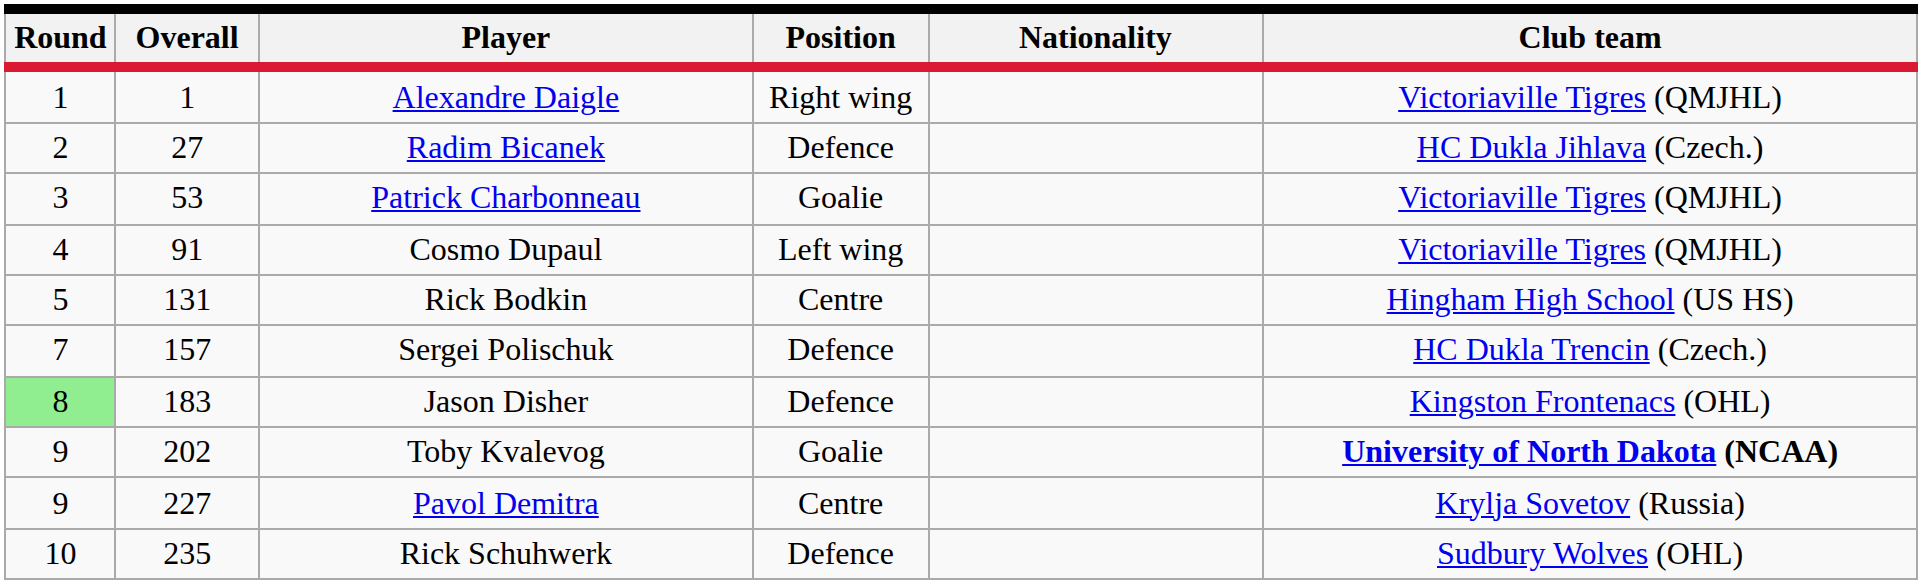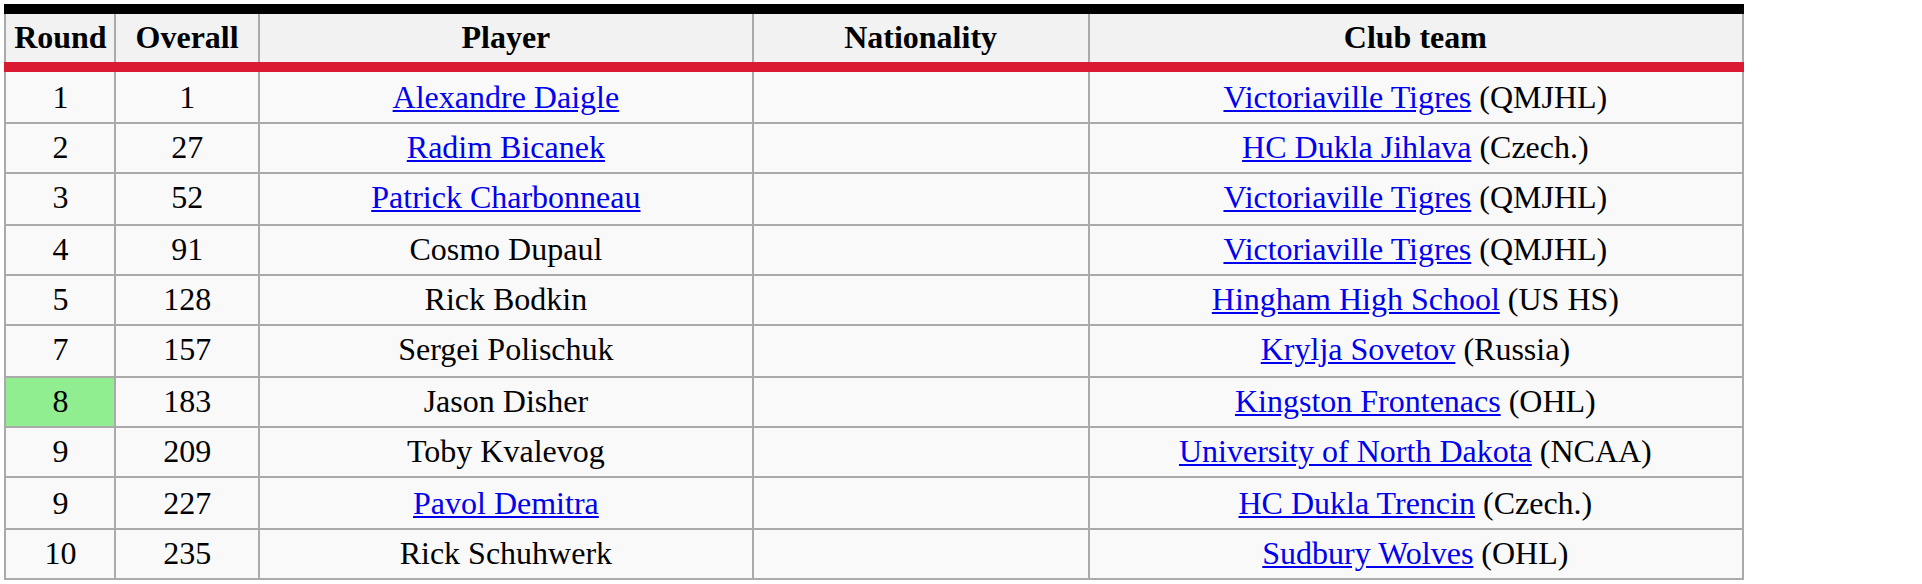- column: (841, 37)
(187, 198) 53 -> (187, 198) 52
(187, 299) 131 -> (187, 299) 128
(1590, 350) HC Dukla Trencin (Czech.) -> (1415, 350) Krylja Sovetov (Russia)
(187, 451) 202 -> (187, 451) 209
(1590, 451) bold -> (1415, 451) normal
(1590, 502) Krylja Sovetov (Russia) -> (1415, 502) HC Dukla Trencin (Czech.)
